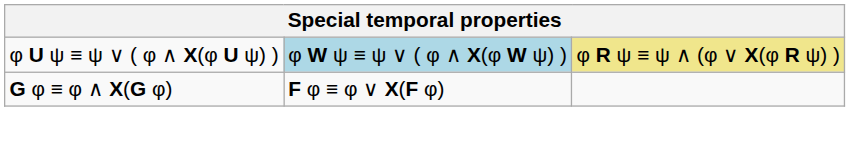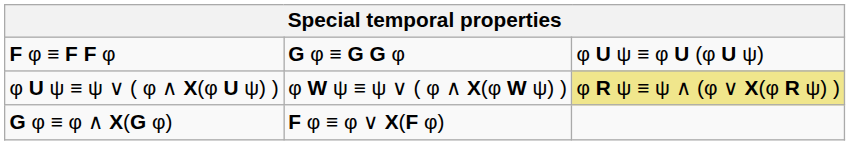+ row: (63, 53)
(428, 55) lightblue background -> (428, 88) no background
